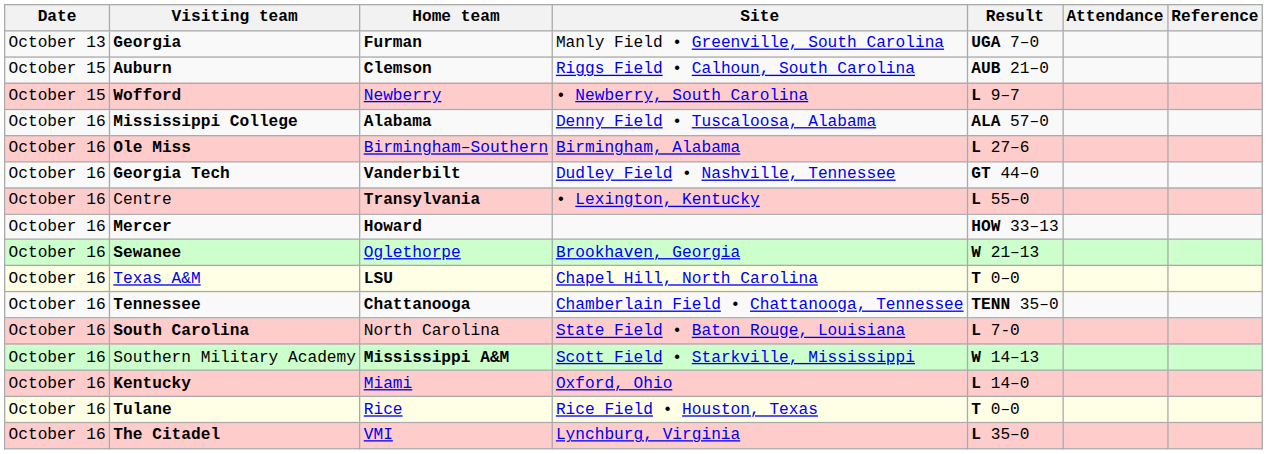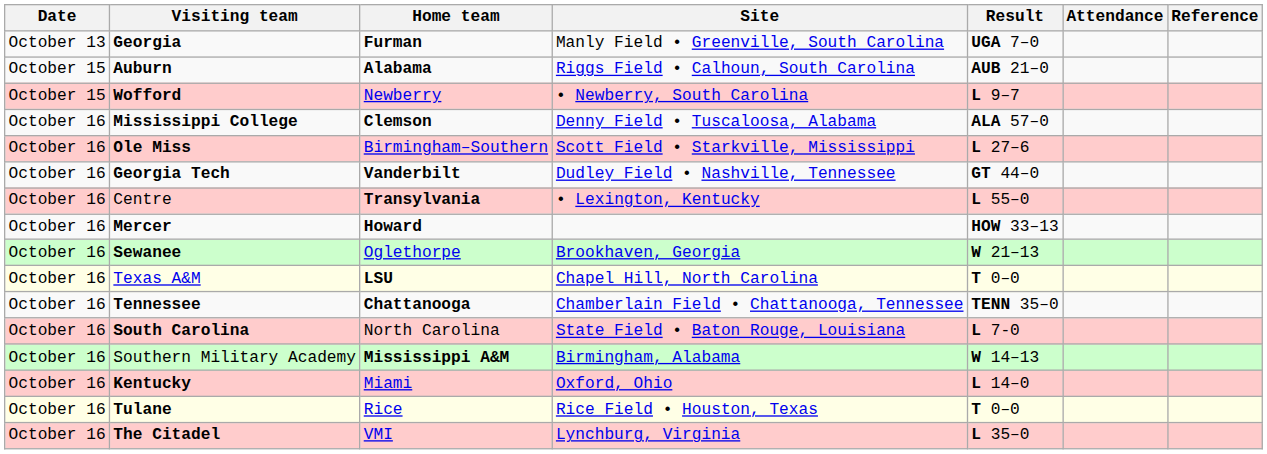(398, 70) Clemson -> (398, 70) Alabama
(398, 123) Alabama -> (398, 123) Clemson
(648, 149) Birmingham, Alabama -> (735, 149) Scott Field • Starkville, Mississippi
(735, 358) Scott Field • Starkville, Mississippi -> (648, 358) Birmingham, Alabama
